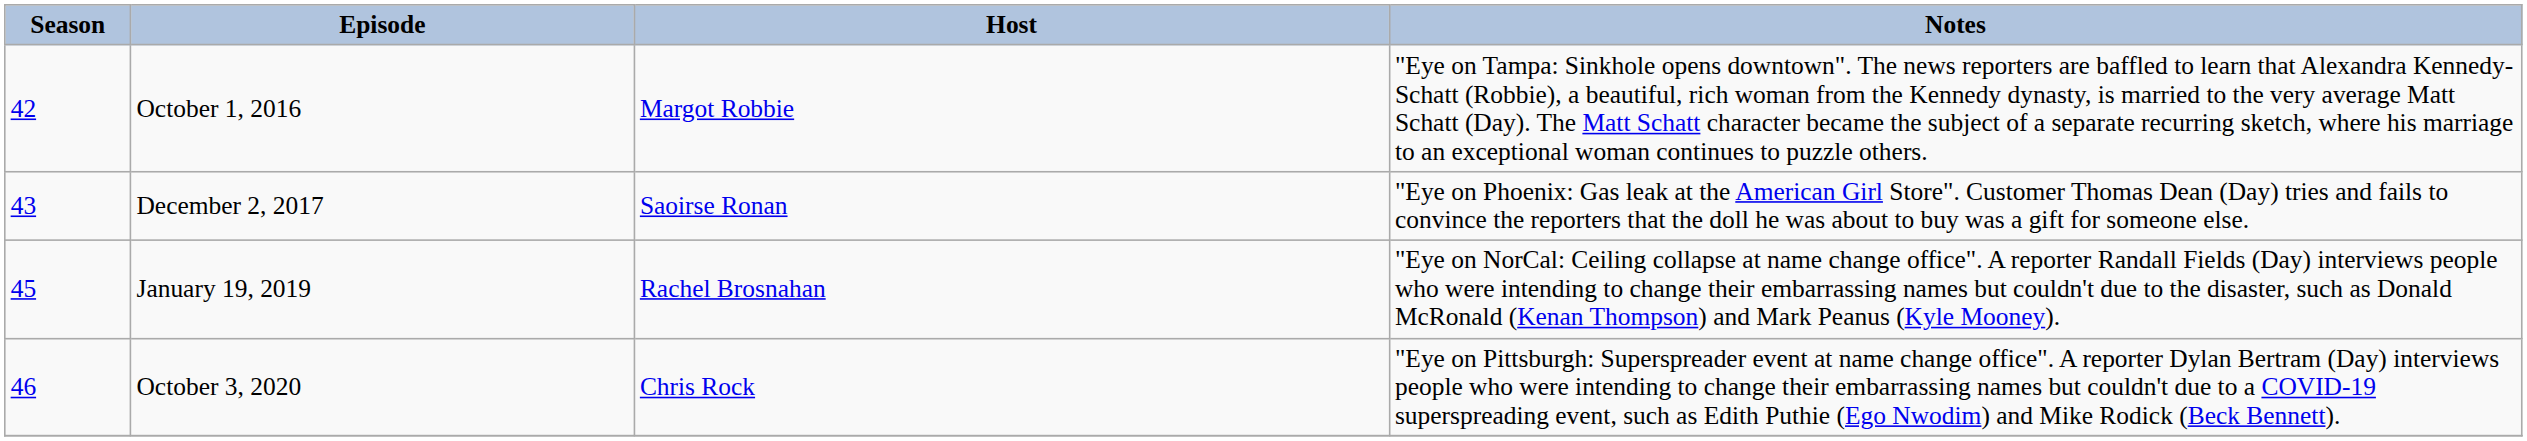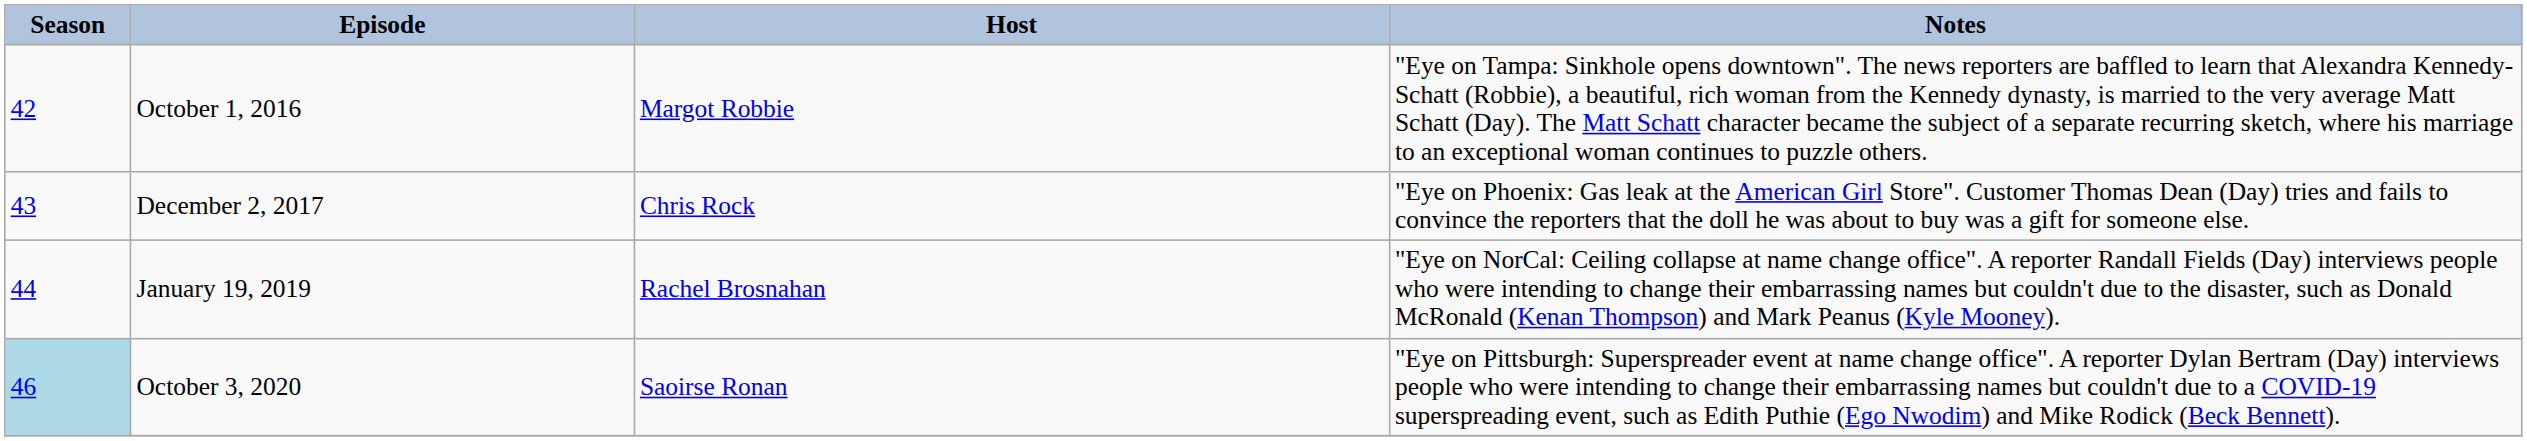(714, 205) Saoirse Ronan -> (697, 205) Chris Rock
(23, 288) 45 -> (23, 288) 44
(23, 386) no background -> (23, 386) lightblue background
(697, 386) Chris Rock -> (714, 386) Saoirse Ronan
